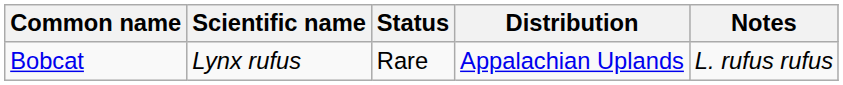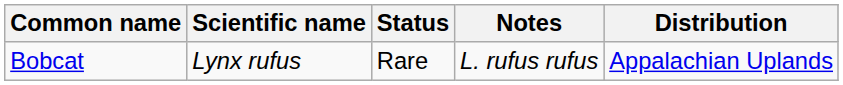columns swapped: (764, 23) <-> (572, 23)
